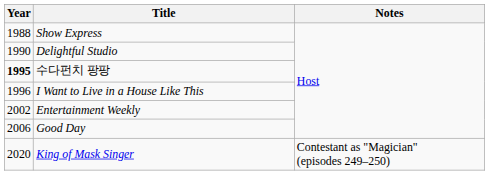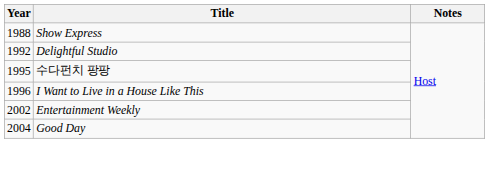(19, 51) 1990 -> (19, 51) 1992
(19, 71) bold -> (19, 71) normal
(19, 128) 2006 -> (19, 128) 2004
- row: (85, 154)
